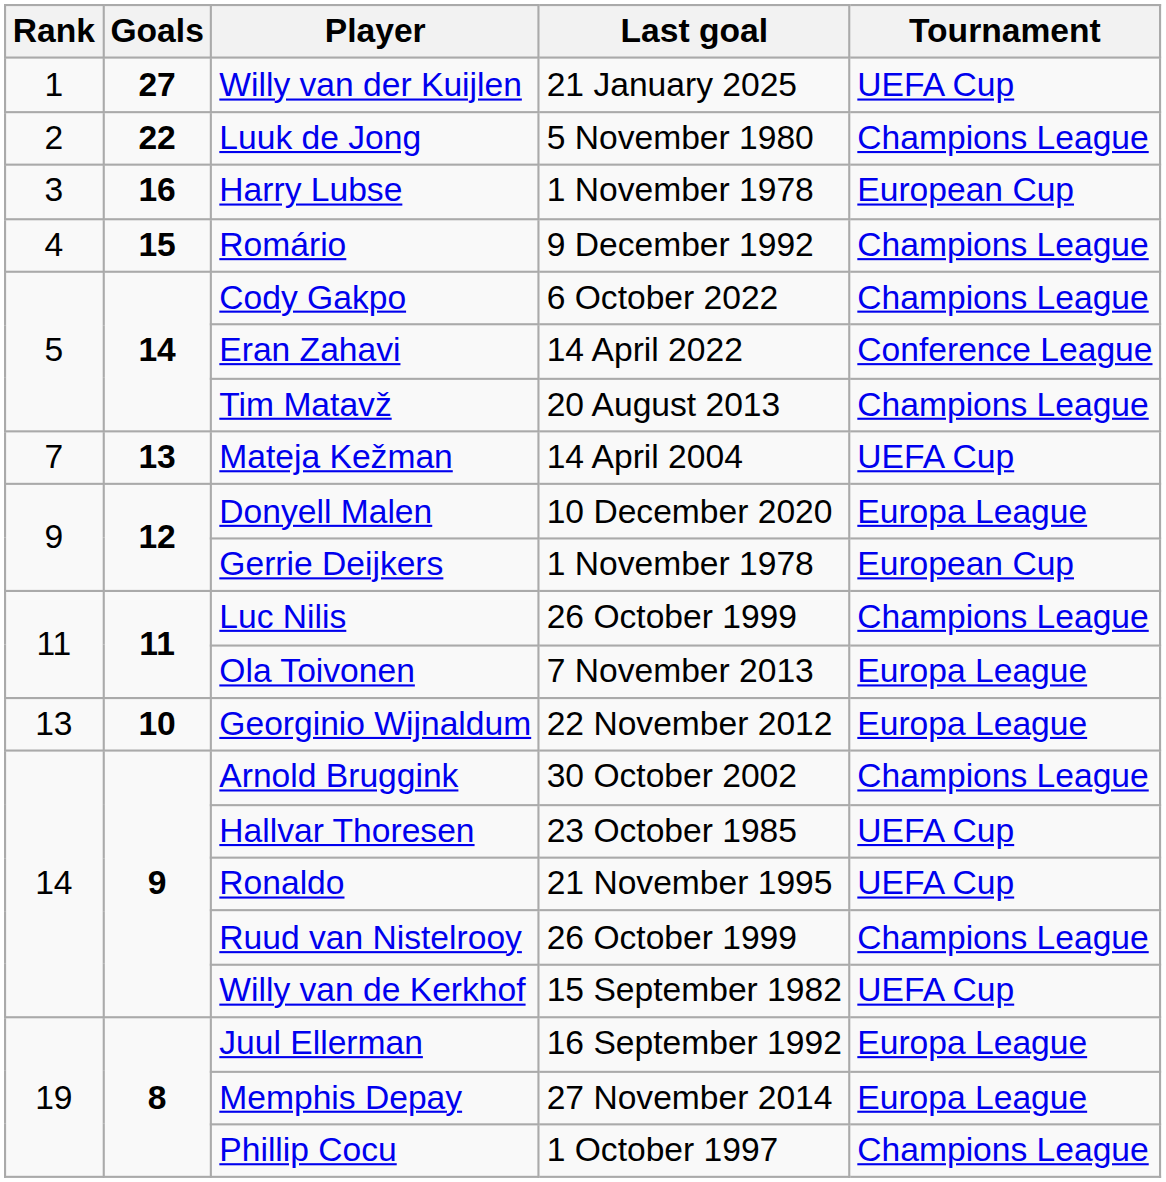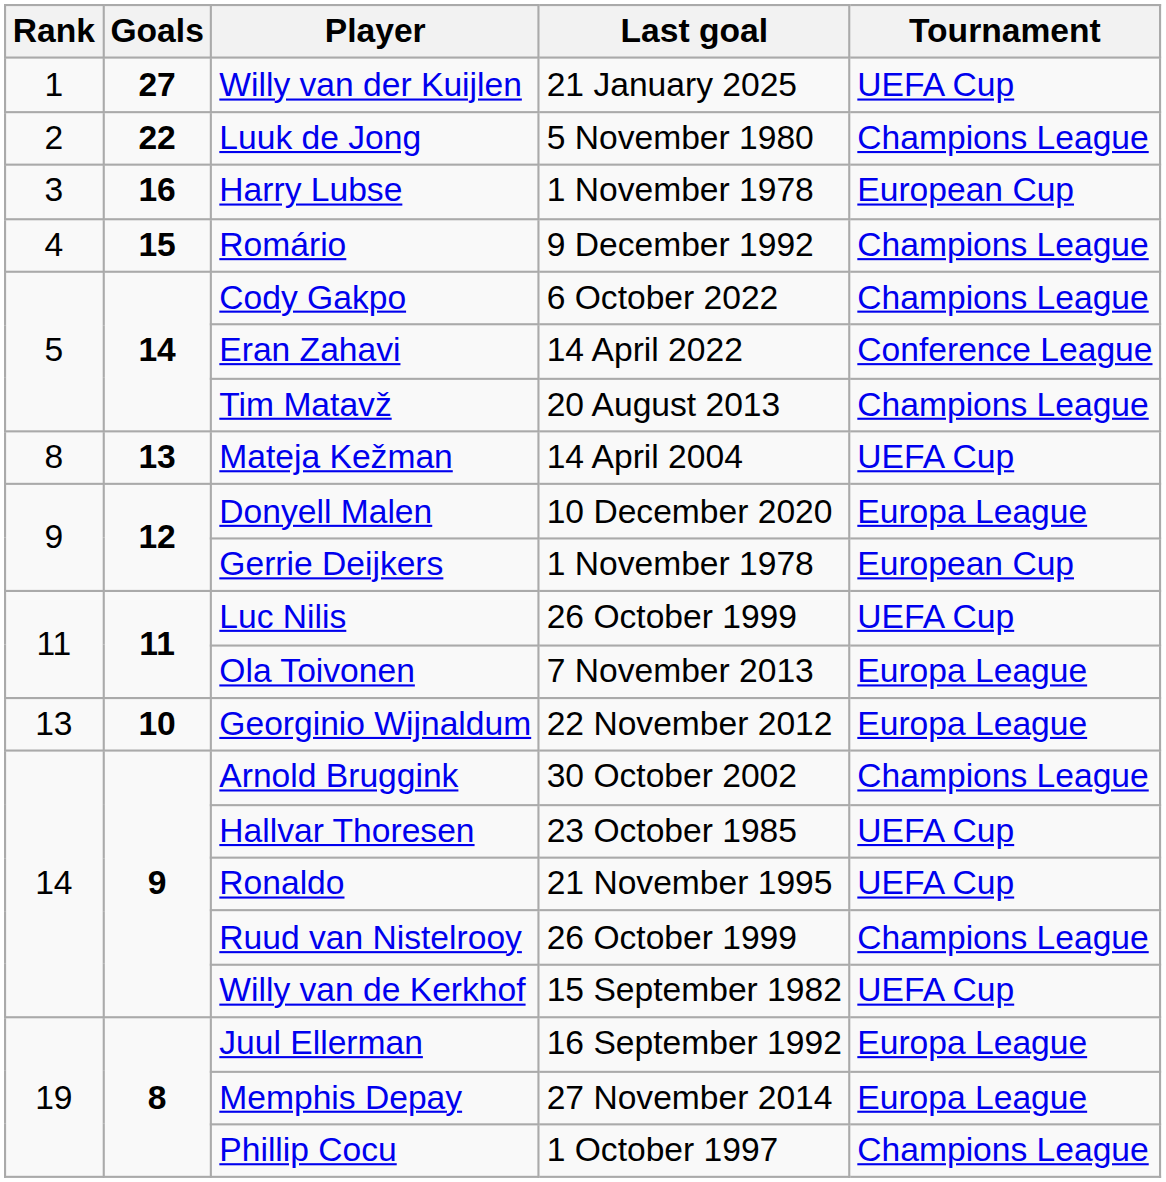(54, 457) 7 -> (54, 457) 8
(1003, 617) Champions League -> (936, 617) UEFA Cup
